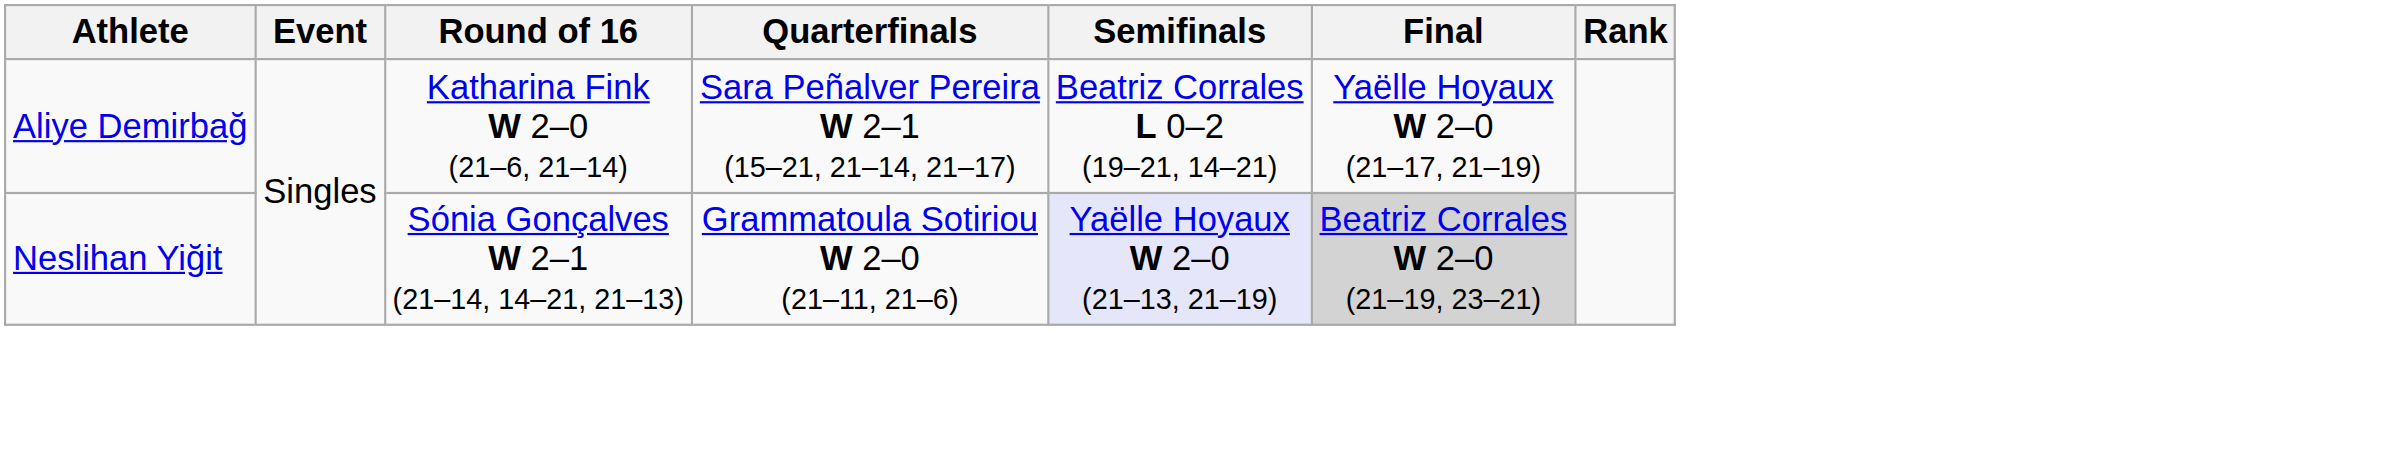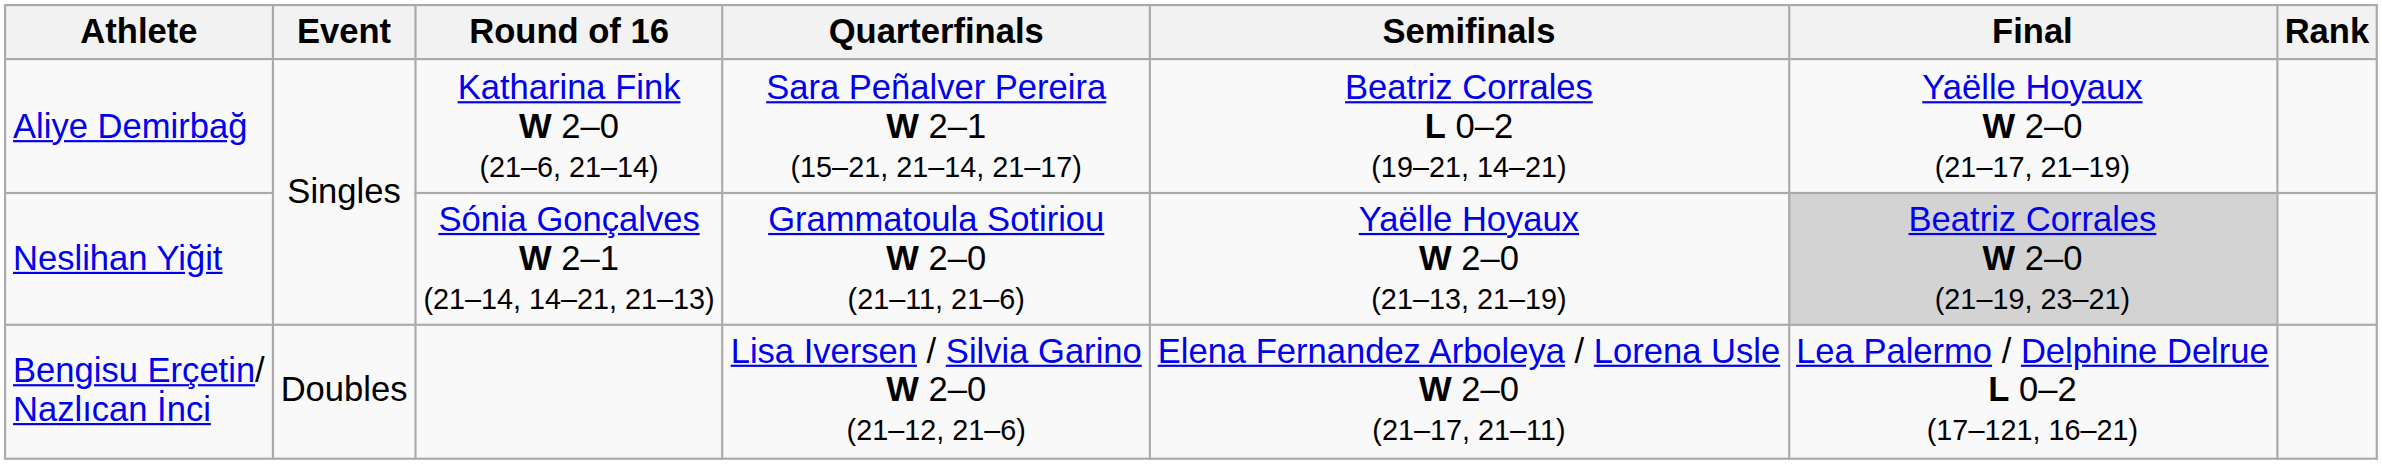(1180, 258) lavender background -> (1469, 258) no background
+ row: (139, 390)
